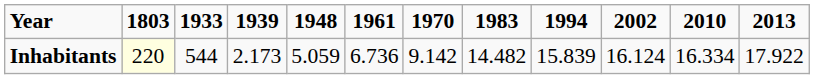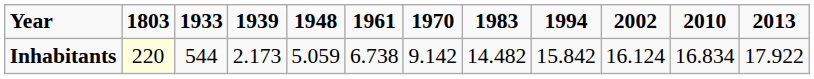(374, 55) 6.736 -> (374, 55) 6.738
(566, 55) 15.839 -> (566, 55) 15.842
(705, 55) 16.334 -> (705, 55) 16.834
